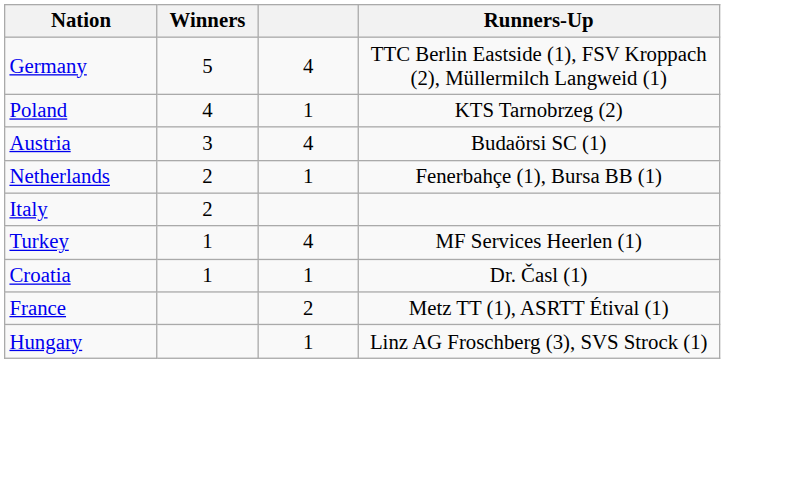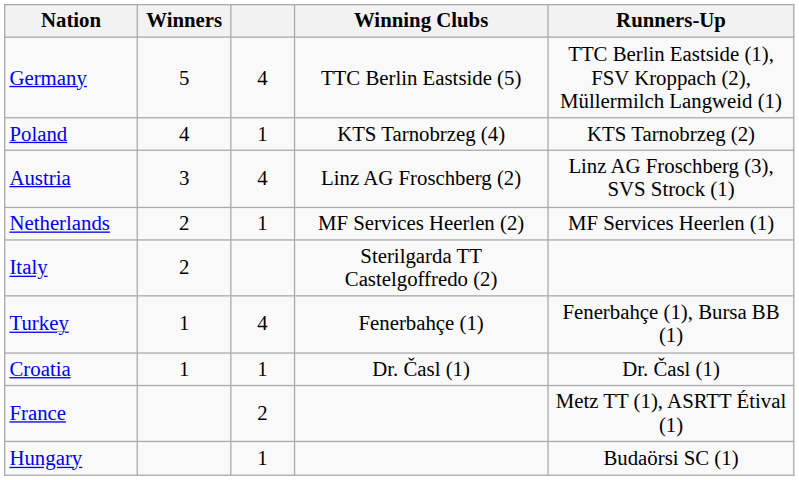+ column: (421, 20)
(539, 143) Budaörsi SC (1) -> (671, 178) Linz AG Froschberg (3), SVS Strock (1)
(539, 176) Fenerbahçe (1), Bursa BB (1) -> (671, 223) MF Services Heerlen (1)
(539, 242) MF Services Heerlen (1) -> (671, 324) Fenerbahçe (1), Bursa BB (1)
(539, 341) Linz AG Froschberg (3), SVS Strock (1) -> (671, 458) Budaörsi SC (1)
